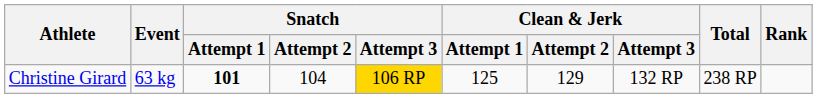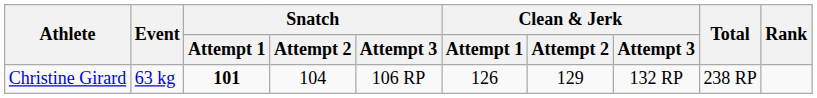(399, 79) gold background -> (399, 79) no background
(484, 79) 125 -> (484, 79) 126
